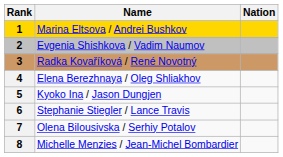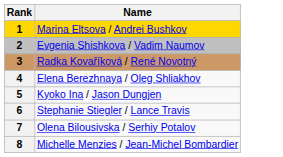- column: (259, 12)
